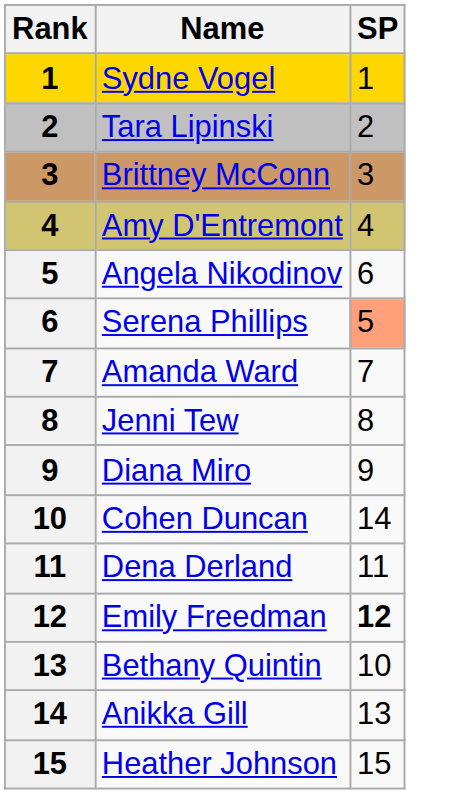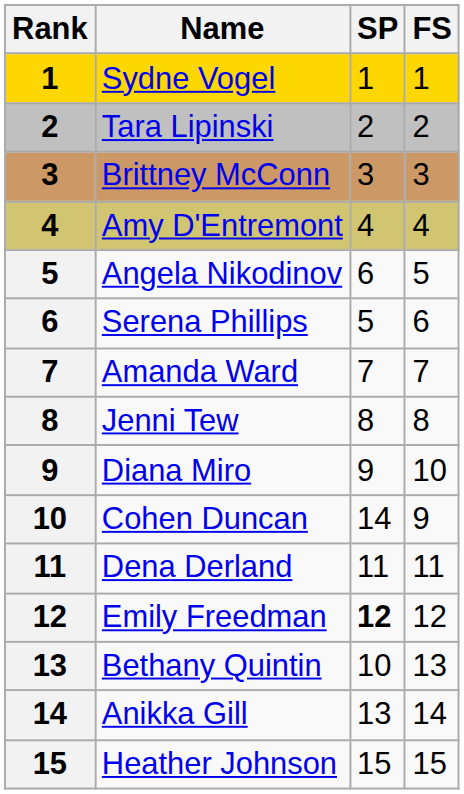+ column: (432, 28)
(366, 322) lightsalmon background -> (366, 322) no background
